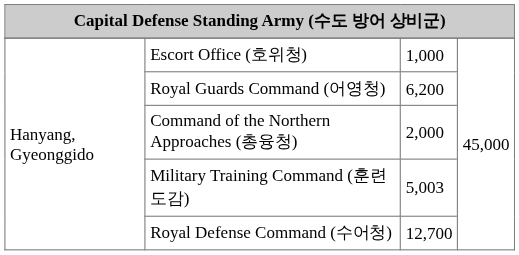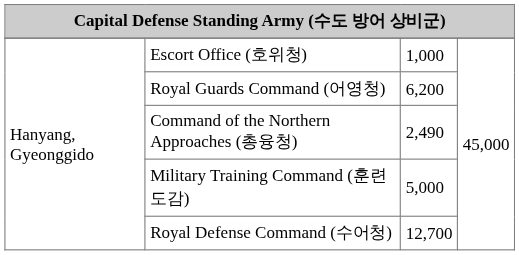(425, 132) 2,000 -> (425, 132) 2,490
(425, 187) 5,003 -> (425, 187) 5,000
